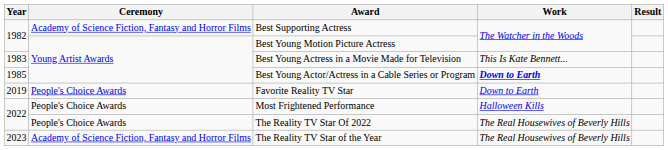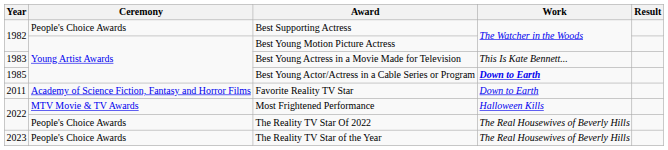(141, 28) Academy of Science Fiction, Fantasy and Horror Films -> (79, 28) People's Choice Awards
(17, 91) 2019 -> (16, 91) 2011
(79, 91) People's Choice Awards -> (141, 91) Academy of Science Fiction, Fantasy and Horror Films
(79, 106) People's Choice Awards -> (85, 106) MTV Movie & TV Awards
(141, 138) Academy of Science Fiction, Fantasy and Horror Films -> (79, 138) People's Choice Awards
